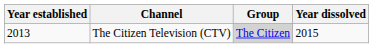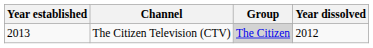(307, 33) 2015 -> (307, 33) 2012
